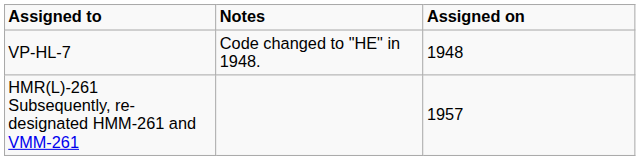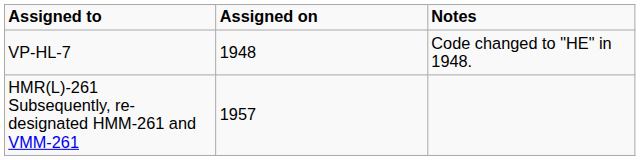columns swapped: (476, 17) <-> (242, 17)
